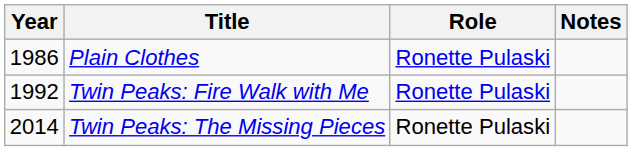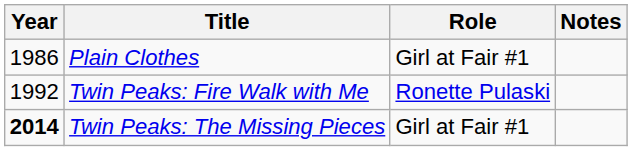(473, 57) Ronette Pulaski -> (462, 57) Girl at Fair #1
(34, 127) normal -> (34, 127) bold
(473, 127) Ronette Pulaski -> (462, 127) Girl at Fair #1
